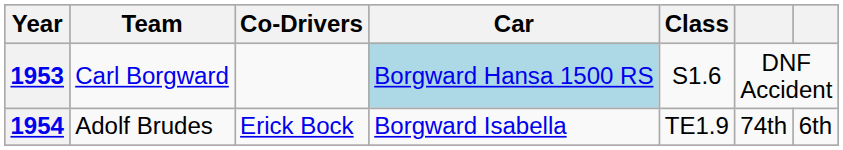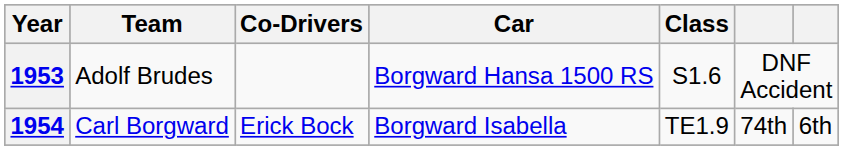(152, 76) Carl Borgward -> (144, 76) Adolf Brudes
(514, 76) lightblue background -> (514, 76) no background
(144, 127) Adolf Brudes -> (152, 127) Carl Borgward
